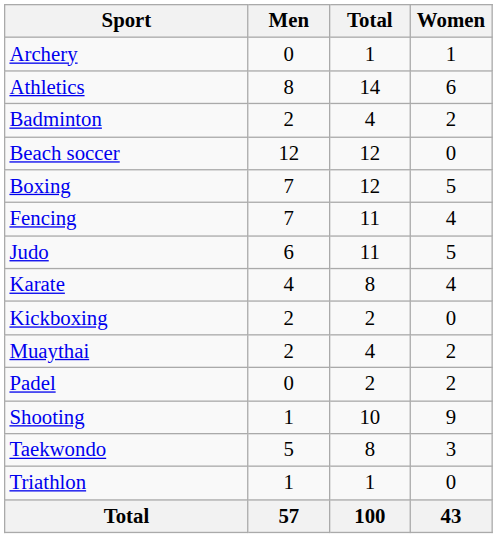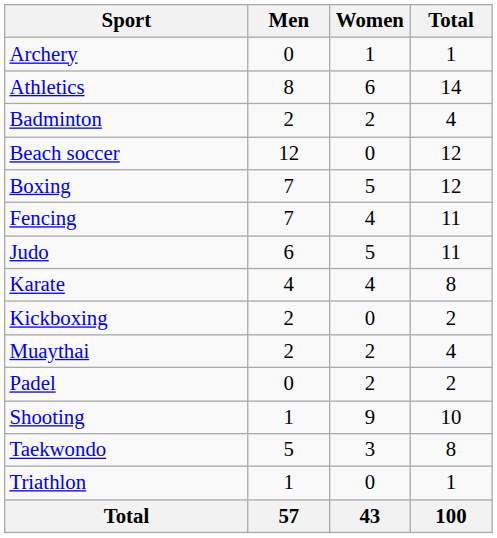columns swapped: (451, 20) <-> (370, 20)
